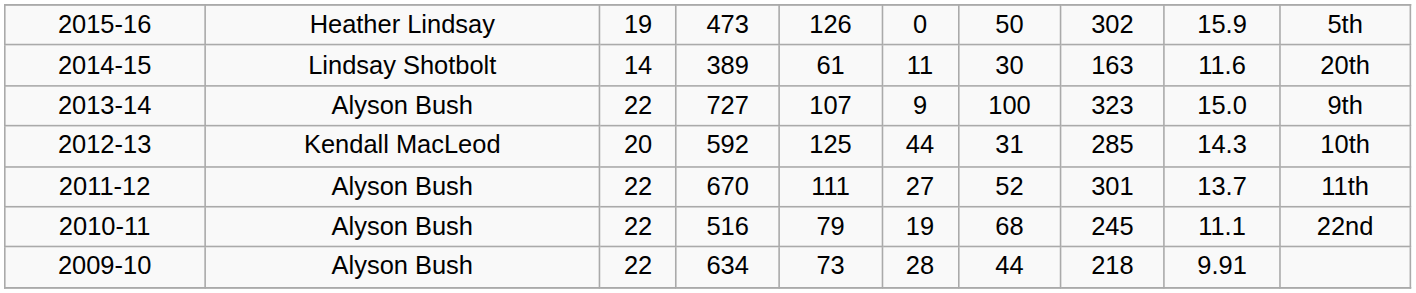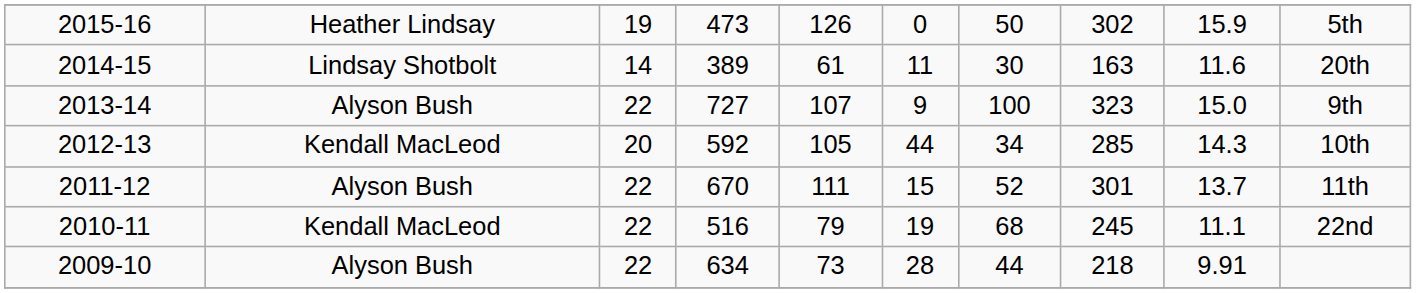(831, 145) 125 -> (831, 145) 105
(1009, 145) 31 -> (1009, 145) 34
(920, 186) 27 -> (920, 186) 15
(402, 226) Alyson Bush -> (402, 226) Kendall MacLeod
